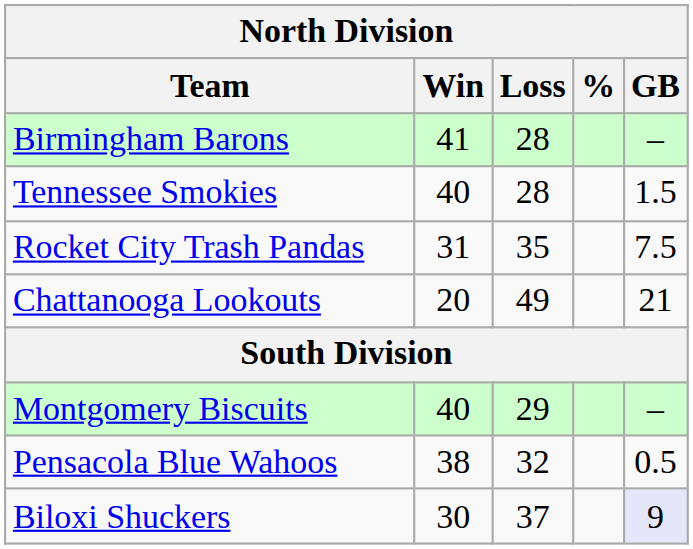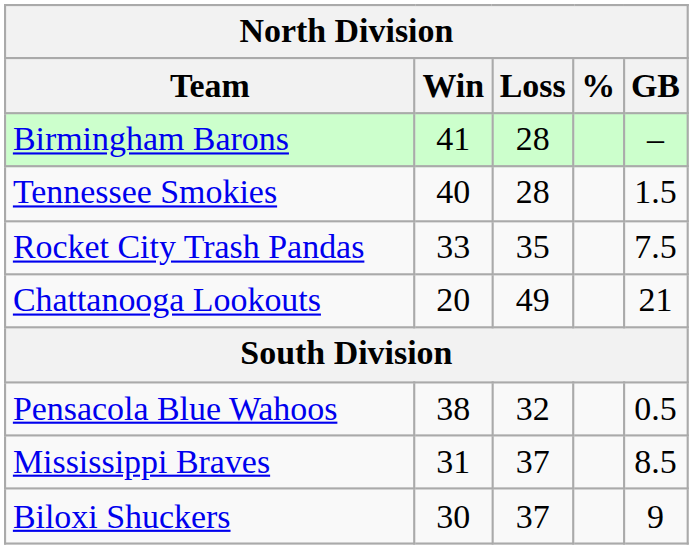(453, 246) 31 -> (453, 246) 33
- row: (160, 407)
+ row: (142, 461)
(655, 515) lavender background -> (655, 515) no background
